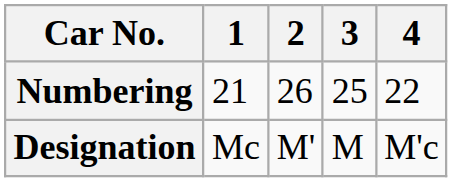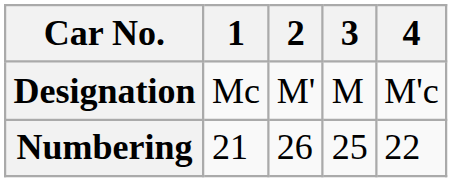rows swapped: (104, 147) <-> (104, 90)
